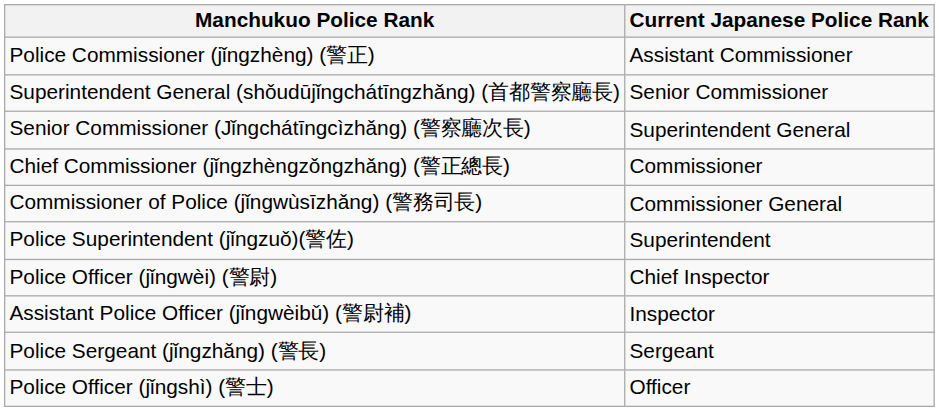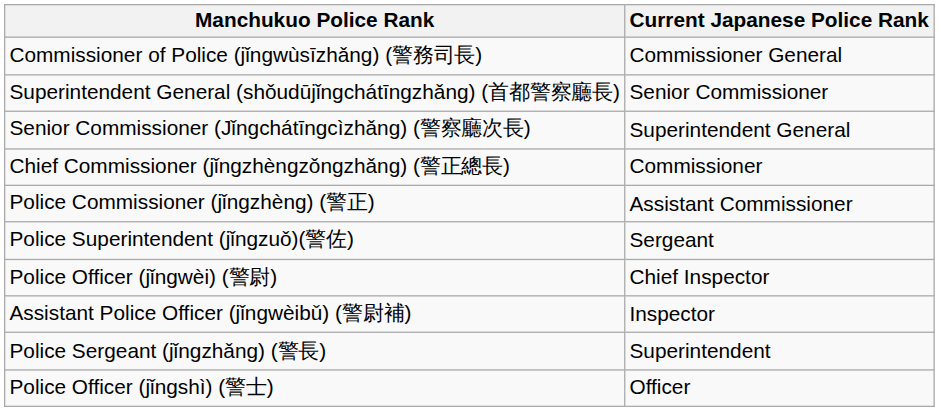rows swapped: (246, 202) <-> (192, 55)
(700, 240) Superintendent -> (672, 240) Sergeant
(672, 351) Sergeant -> (700, 351) Superintendent
